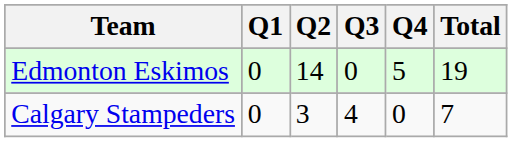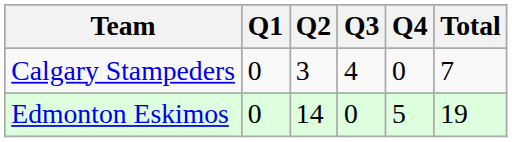rows swapped: (123, 114) <-> (120, 70)
